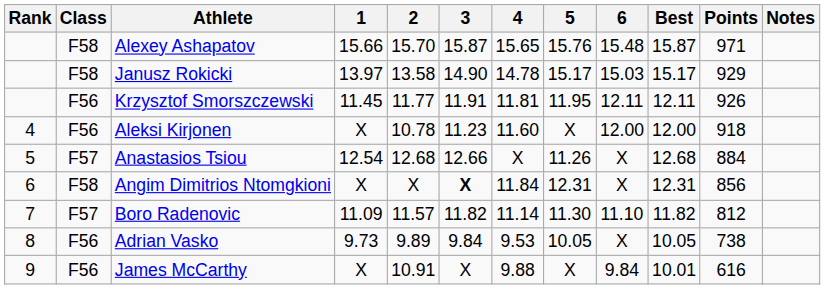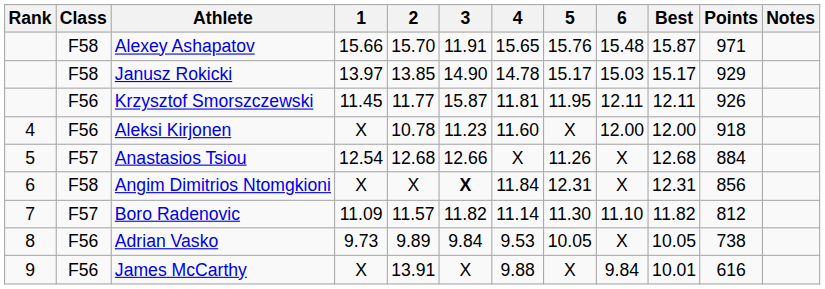(465, 46) 15.87 -> (465, 46) 11.91
(413, 74) 13.58 -> (413, 74) 13.85
(465, 102) 11.91 -> (465, 102) 15.87
(413, 269) 10.91 -> (413, 269) 13.91
